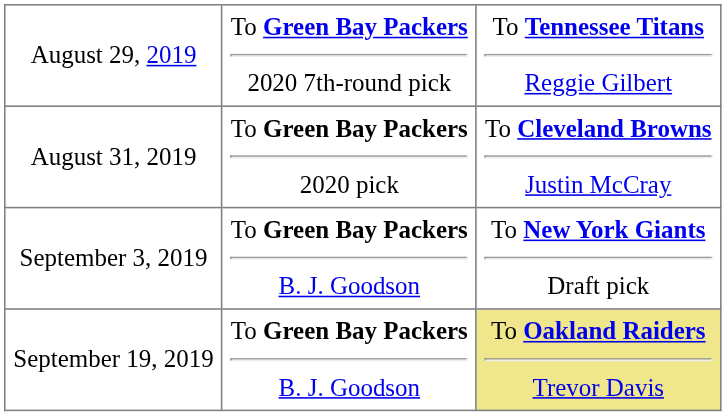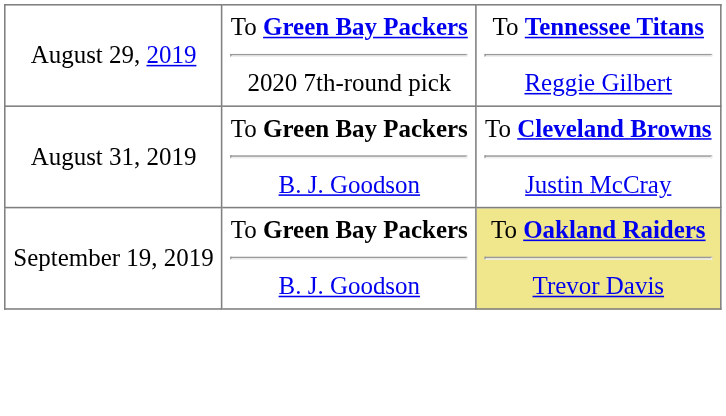(349, 156) To Green Bay Packers 2020 pick -> (349, 156) To Green Bay Packers B. J. Goodson
- row: (114, 257)
